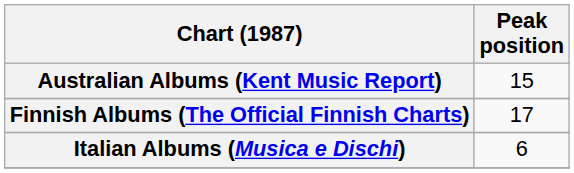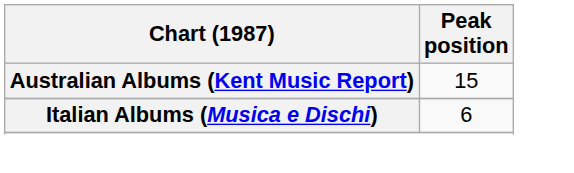- row: (240, 115)
